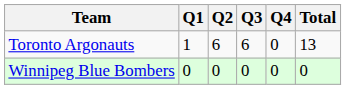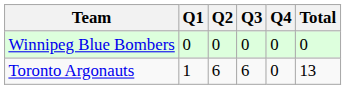rows swapped: (92, 71) <-> (71, 44)
